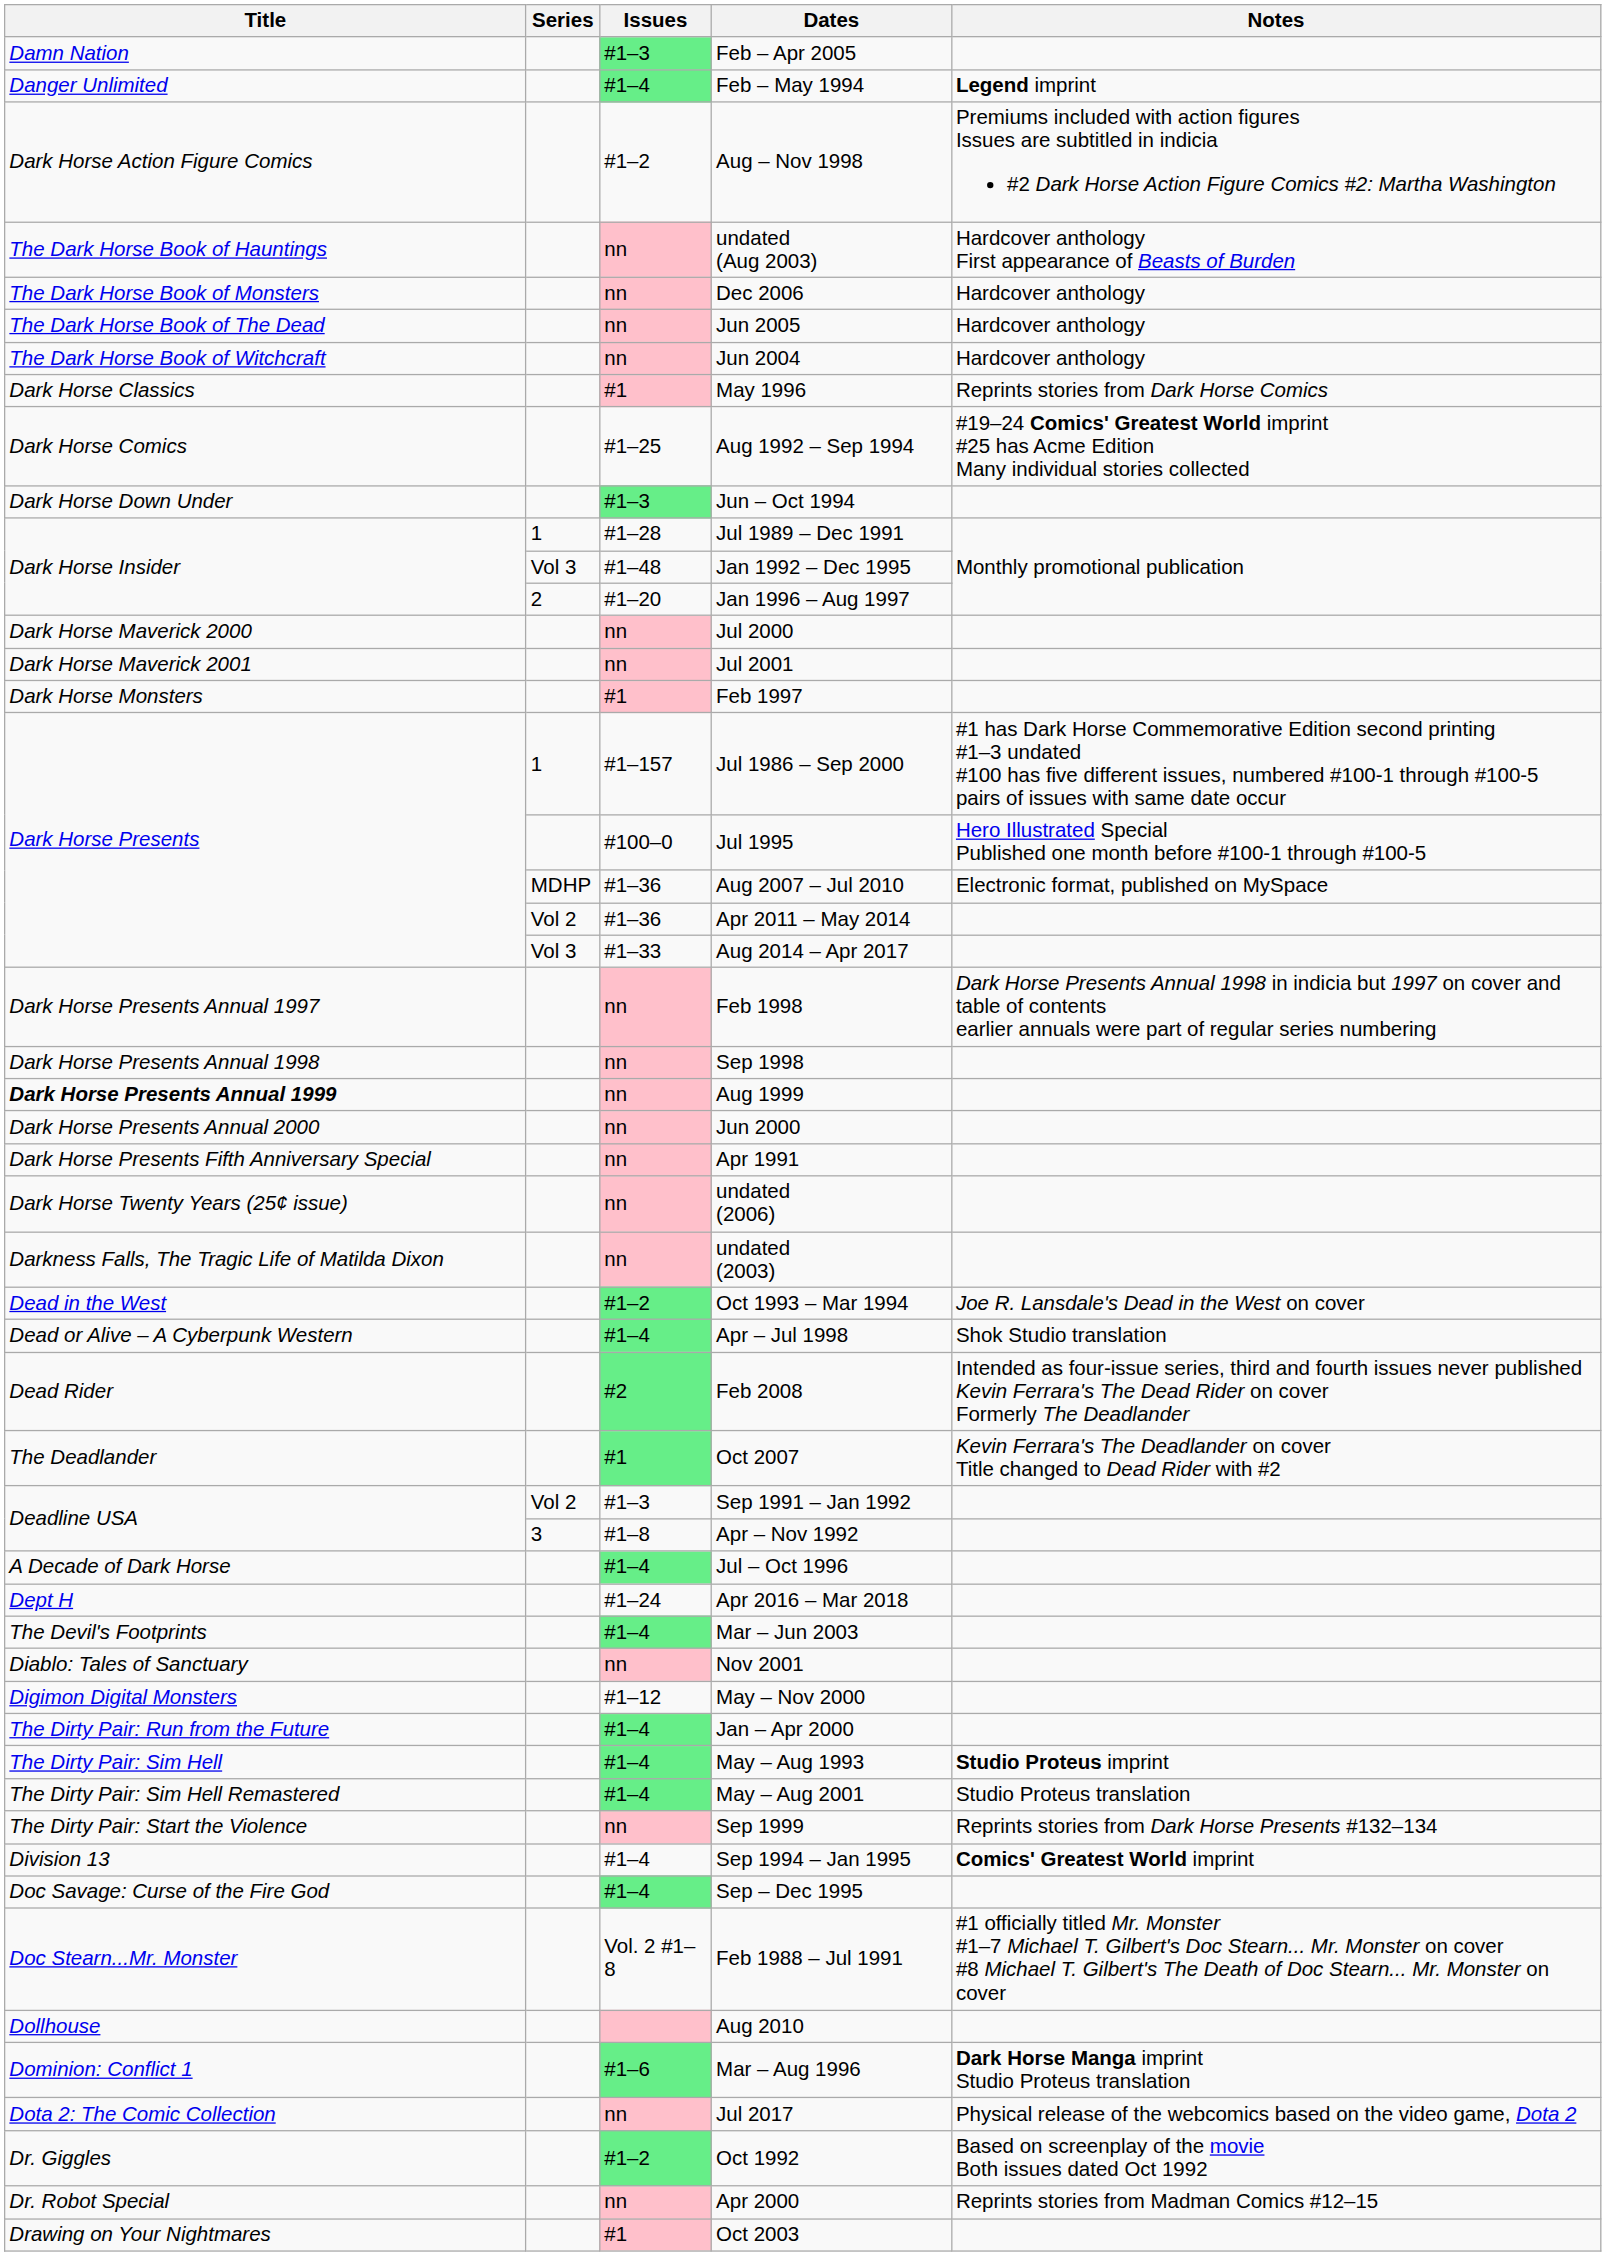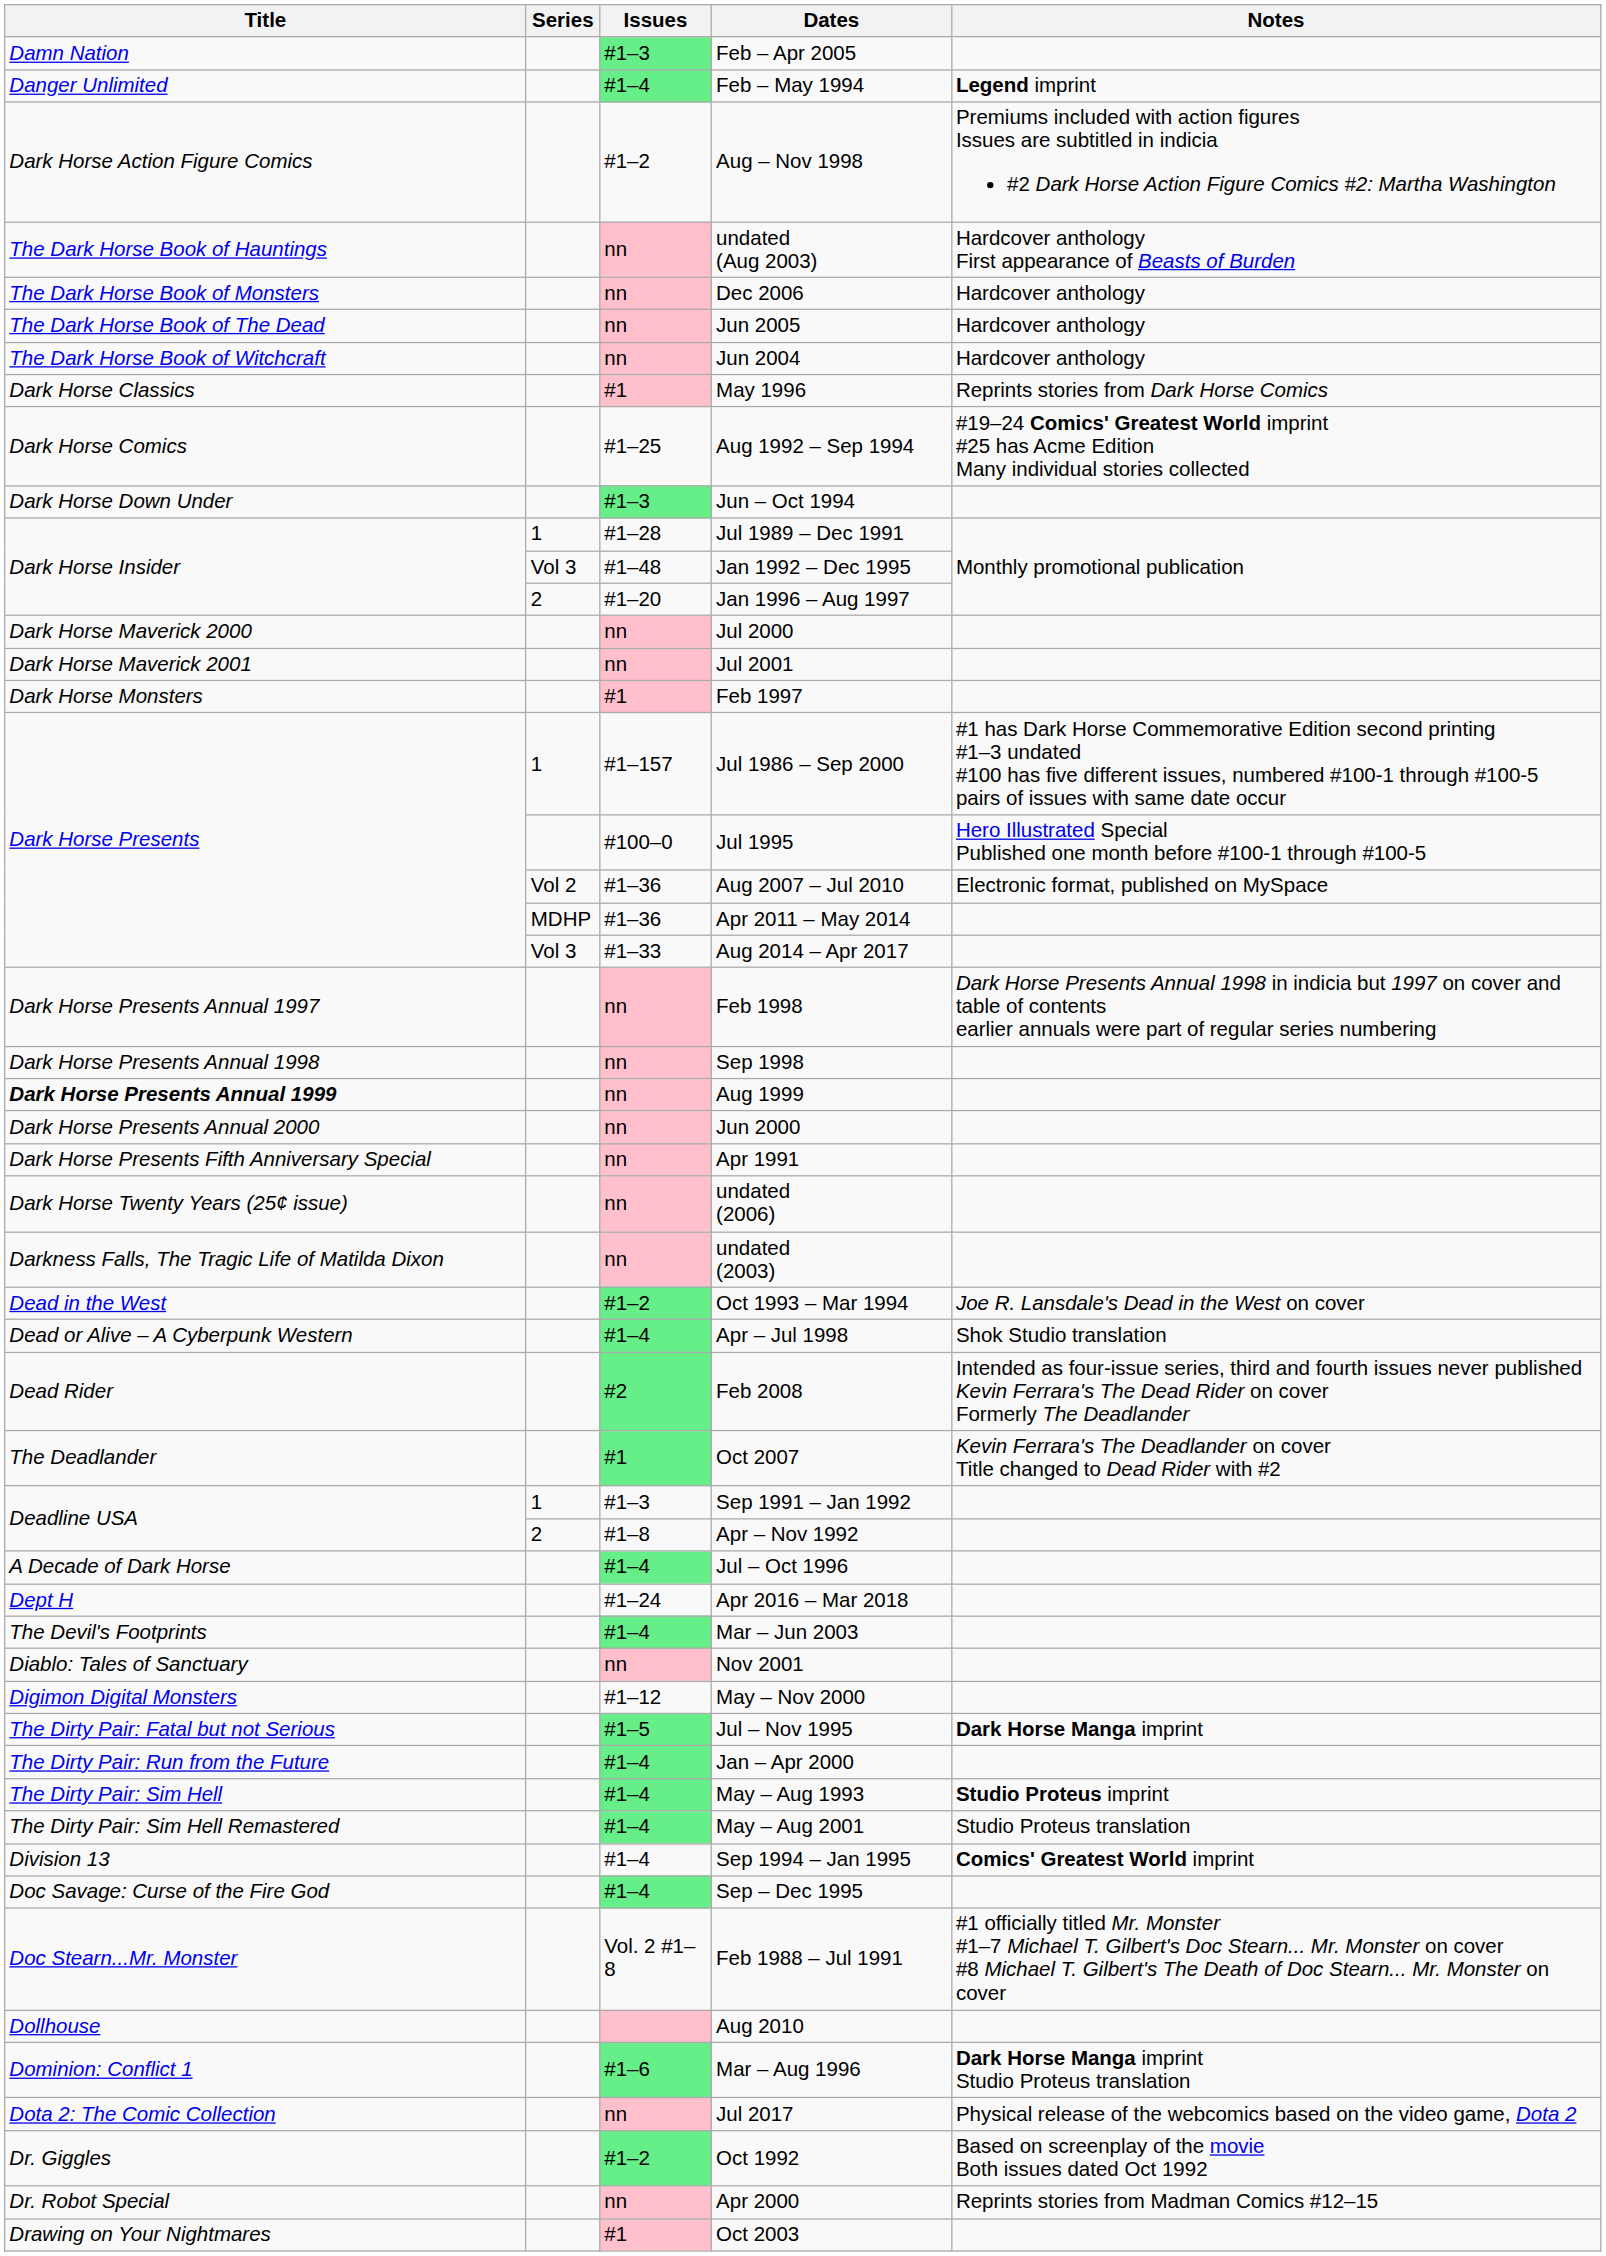(561, 886) MDHP -> (554, 886) Vol 2
(554, 918) Vol 2 -> (561, 918) MDHP
(554, 1502) Vol 2 -> (536, 1502) 1
(536, 1534) 3 -> (536, 1534) 2
+ row: (784, 1729)
- row: (760, 1826)
